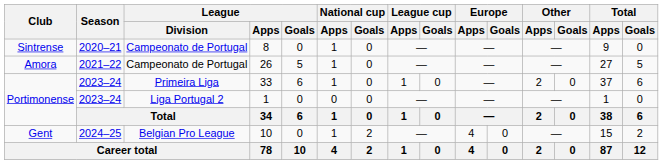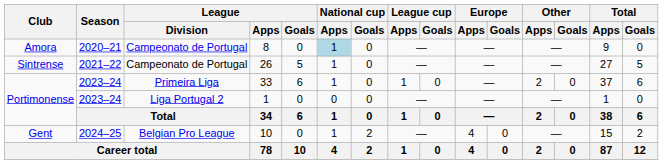(40, 47) Sintrense -> (40, 47) Amora
(334, 47) no background -> (334, 47) lightblue background
(40, 64) Amora -> (40, 64) Sintrense
